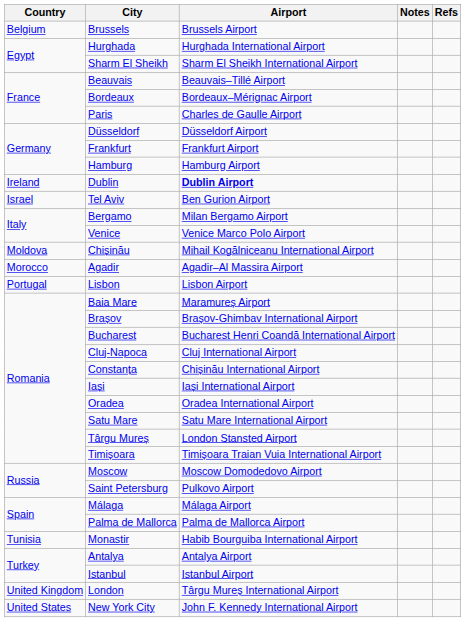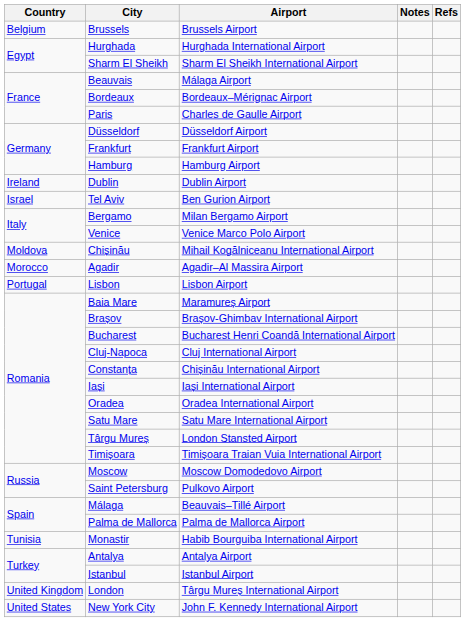(233, 81) Beauvais–Tillé Airport -> (216, 81) Málaga Airport
(218, 183) bold -> (214, 183) normal
(216, 506) Málaga Airport -> (233, 506) Beauvais–Tillé Airport
